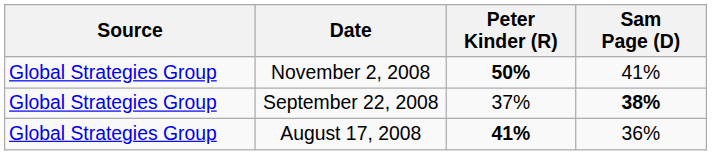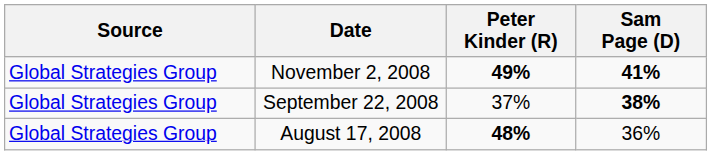(511, 72) 50% -> (511, 72) 49%
(641, 72) normal -> (641, 72) bold
(511, 133) 41% -> (511, 133) 48%
